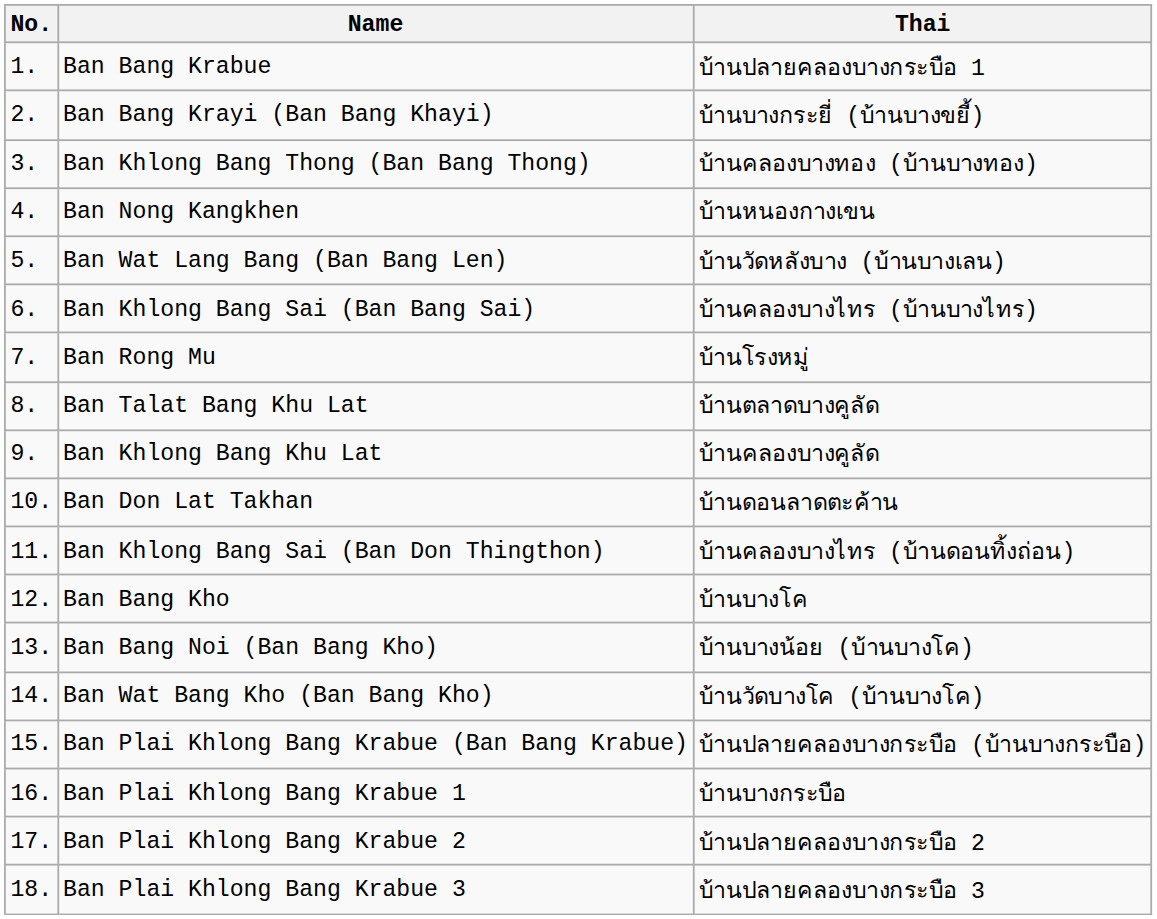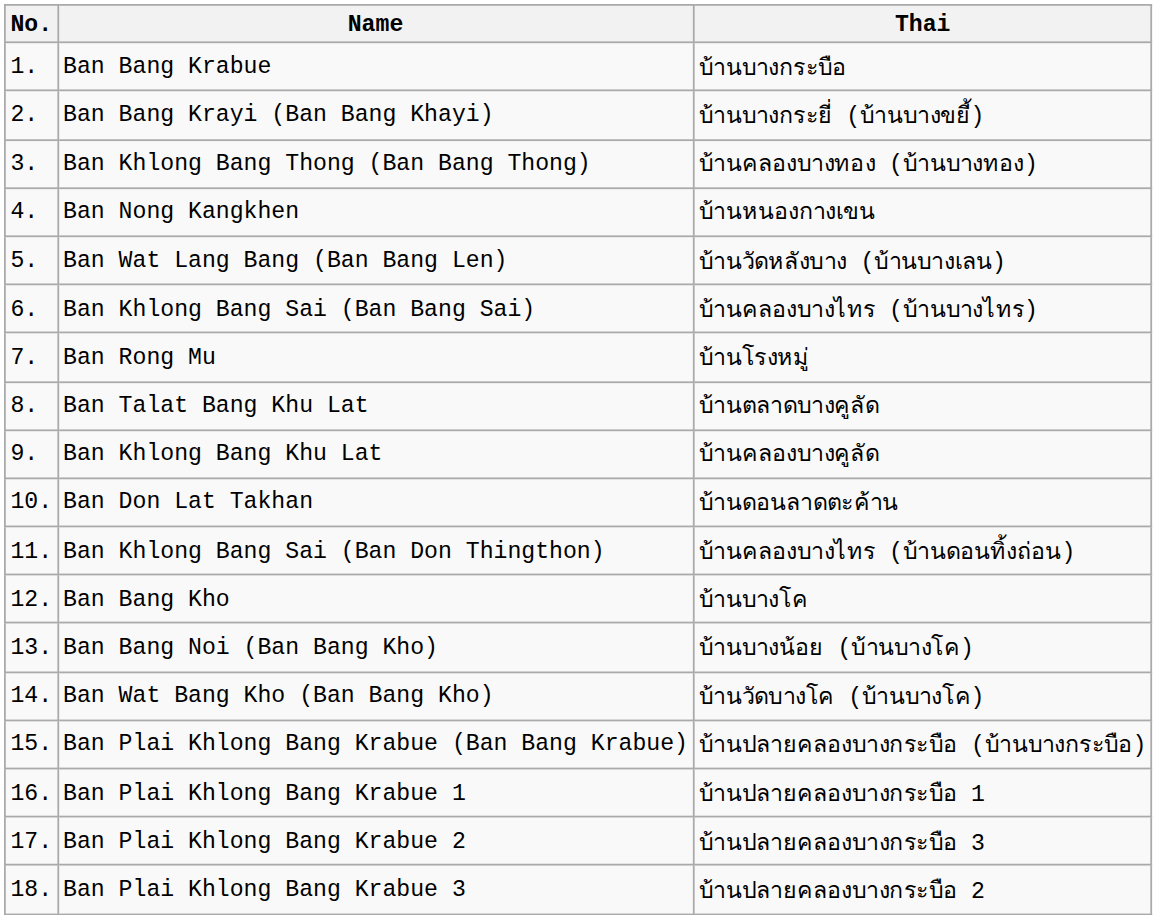(842, 69) บ้านปลายคลองบางกระบือ 1 -> (773, 69) บ้านบางกระบือ
(773, 794) บ้านบางกระบือ -> (842, 794) บ้านปลายคลองบางกระบือ 1
(842, 843) บ้านปลายคลองบางกระบือ 2 -> (842, 843) บ้านปลายคลองบางกระบือ 3
(842, 891) บ้านปลายคลองบางกระบือ 3 -> (842, 891) บ้านปลายคลองบางกระบือ 2
